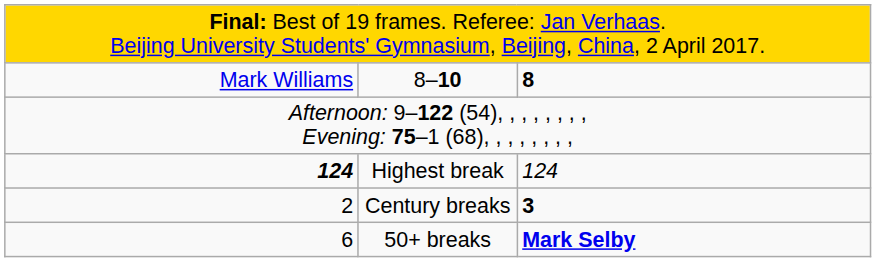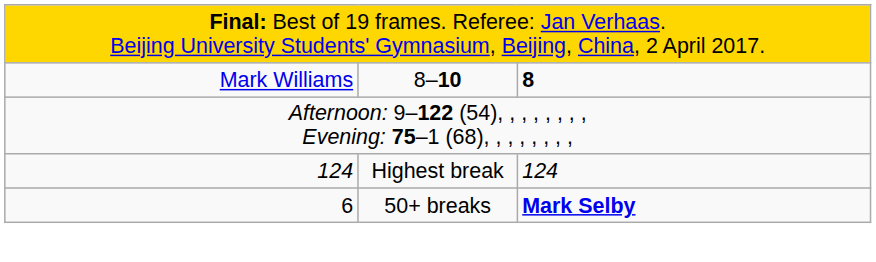(335, 171) bold -> (335, 171) normal
- row: (438, 205)
